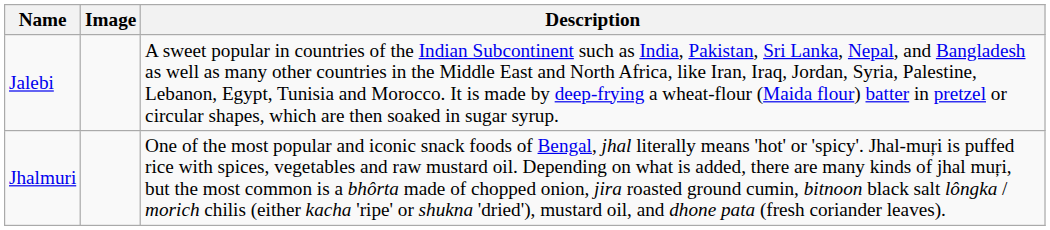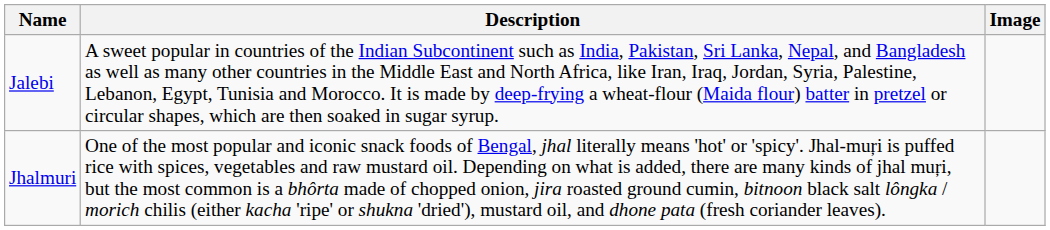columns swapped: (111, 19) <-> (593, 19)
